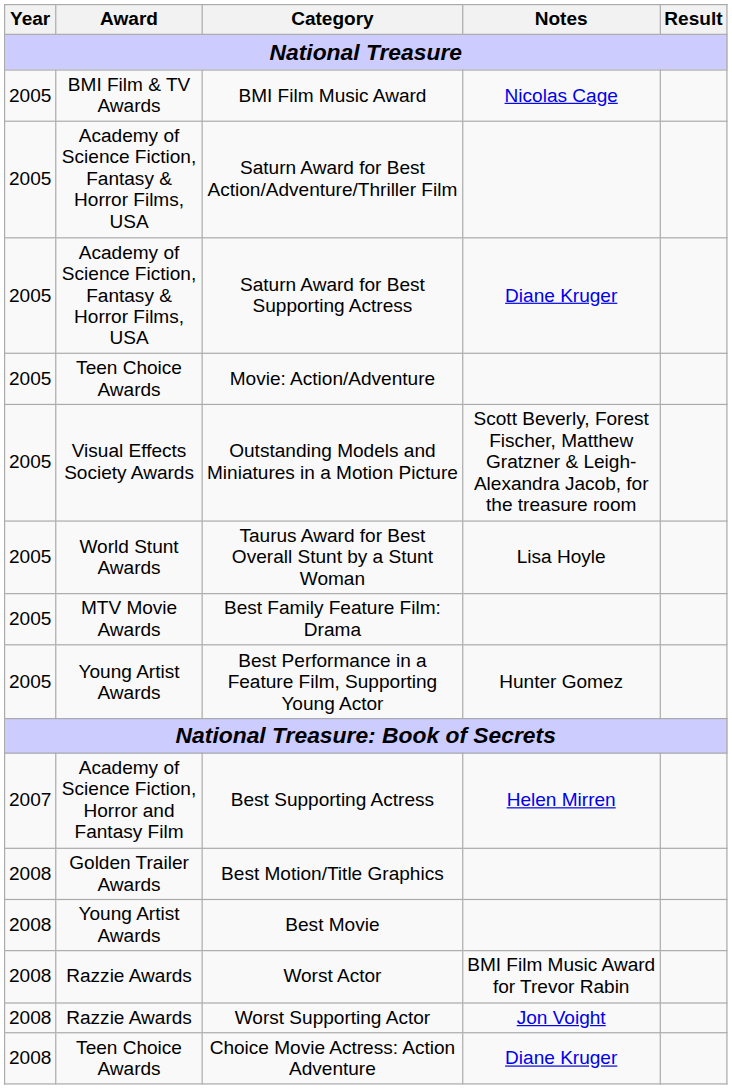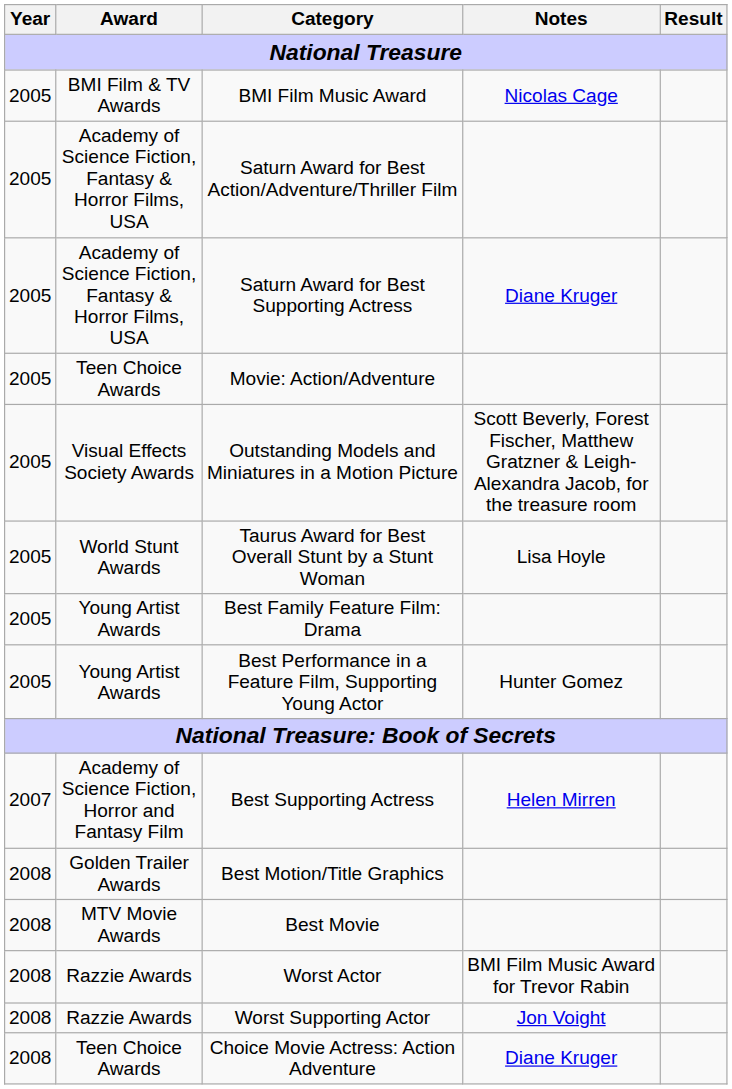(129, 619) MTV Movie Awards -> (129, 619) Young Artist Awards
(129, 925) Young Artist Awards -> (129, 925) MTV Movie Awards
